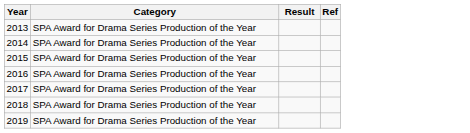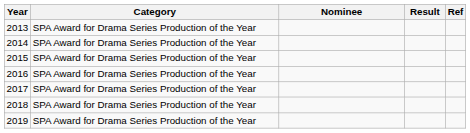+ column: (342, 12)
